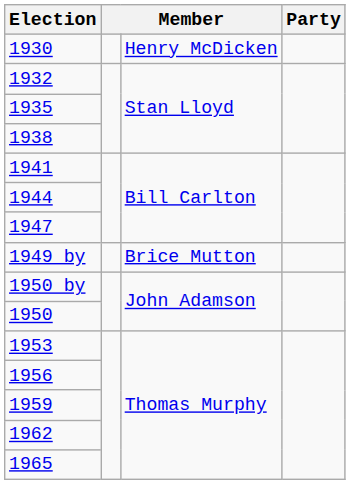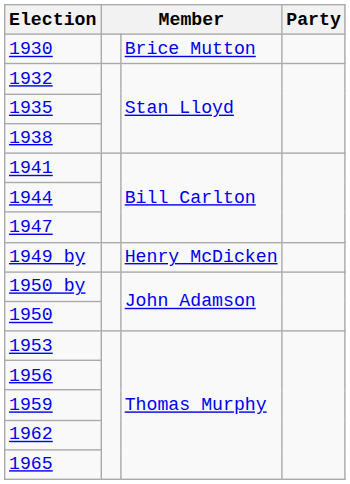(201, 49) Henry McDicken -> (190, 49) Brice Mutton
(190, 257) Brice Mutton -> (201, 257) Henry McDicken
